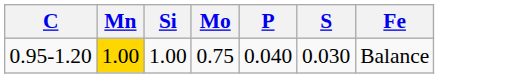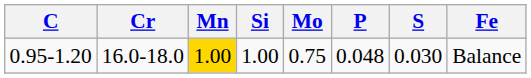+ column: (143, 21)
(268, 55) 0.040 -> (360, 55) 0.048
